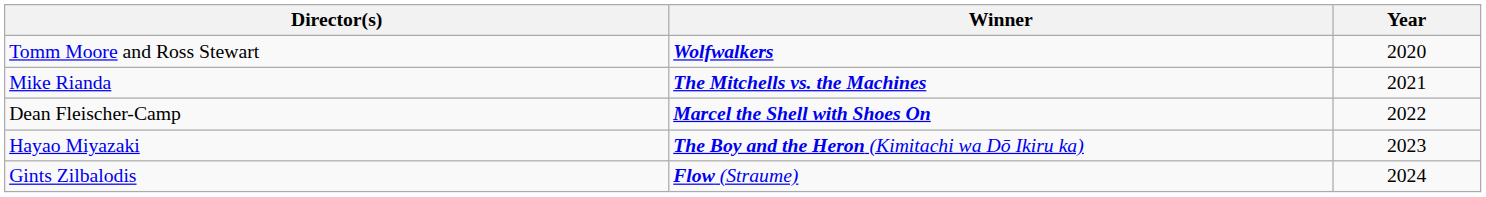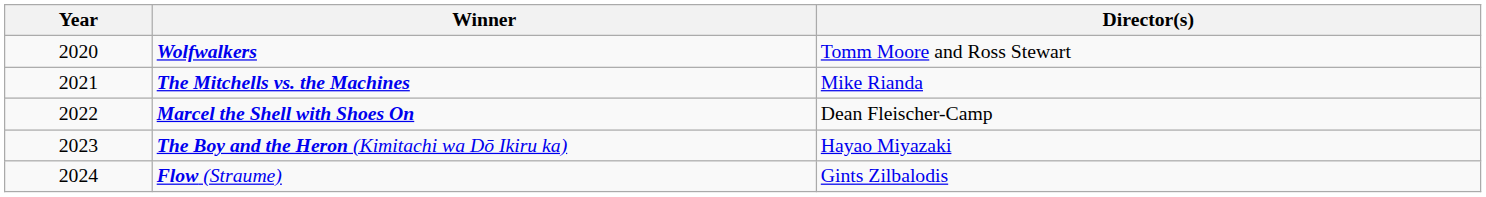columns swapped: (1407, 20) <-> (337, 20)
